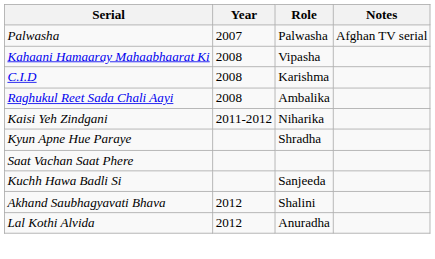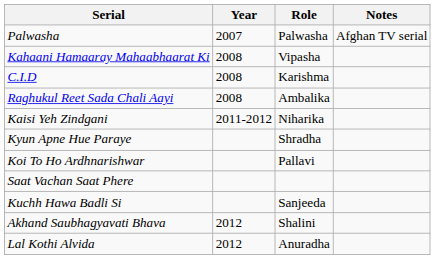+ row: (76, 160)
